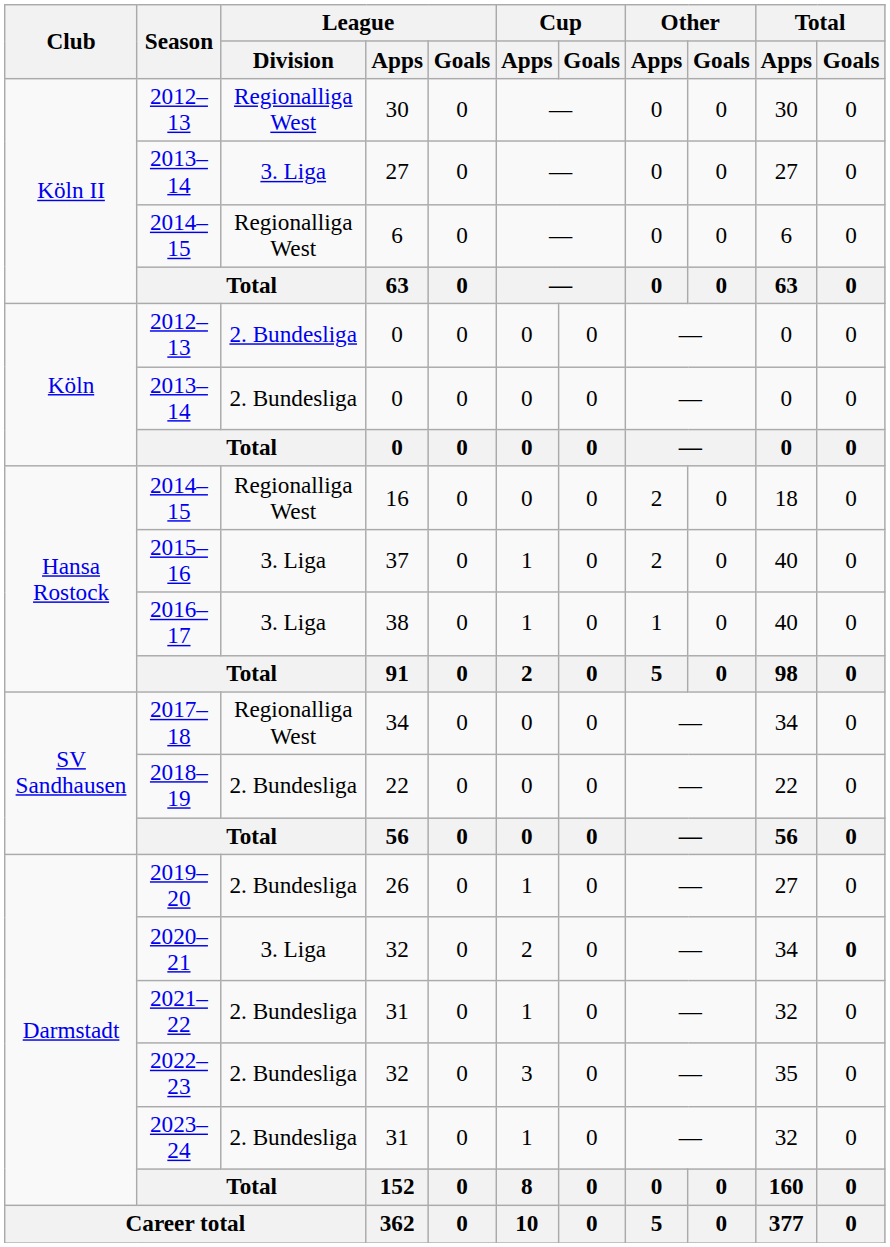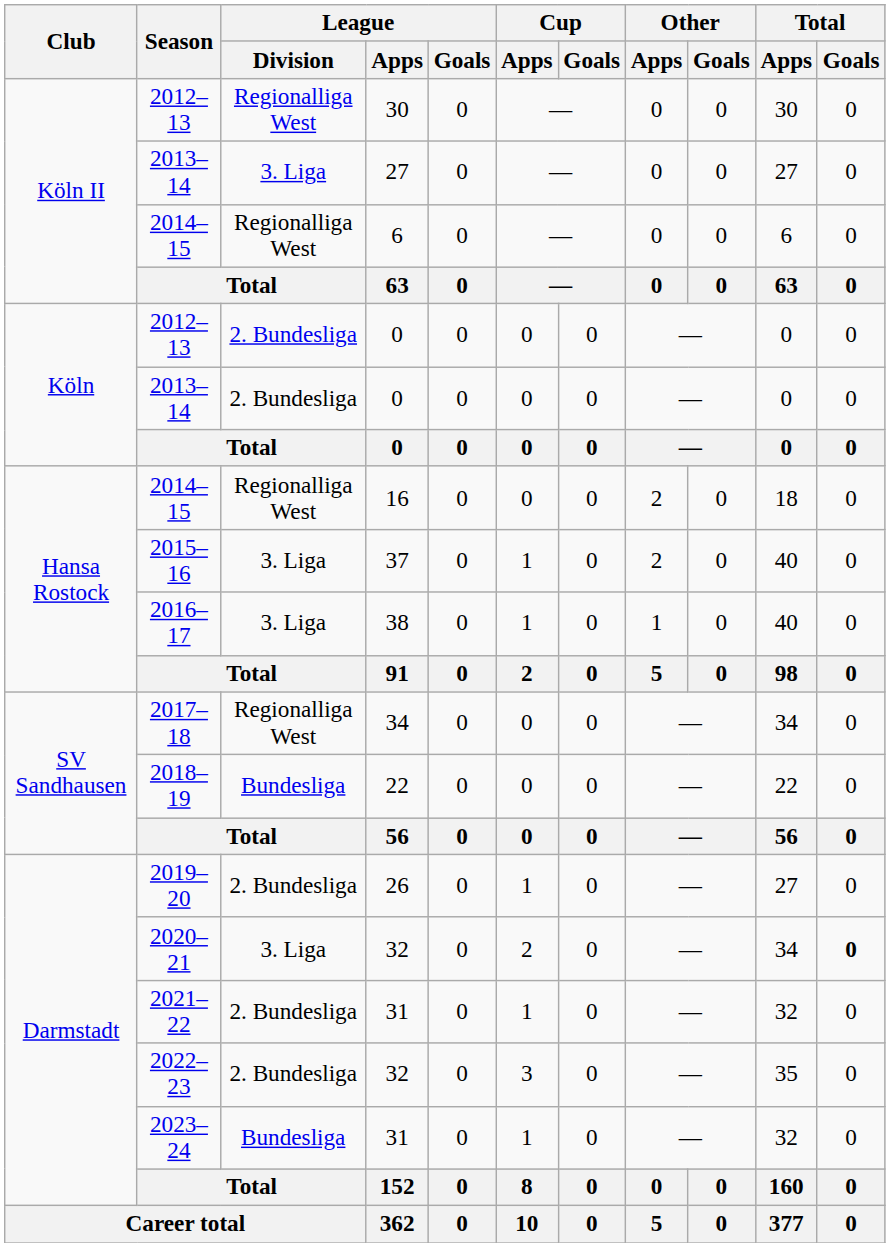(293, 785) 2. Bundesliga -> (293, 785) Bundesliga
(293, 1137) 2. Bundesliga -> (293, 1137) Bundesliga
